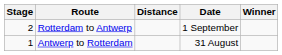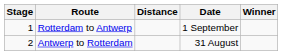(30, 27) 2 -> (30, 27) 1
(30, 43) 1 -> (30, 43) 2
